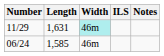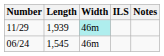(58, 28) 1,631 -> (58, 28) 1,939
(58, 43) 1,585 -> (58, 43) 1,545
